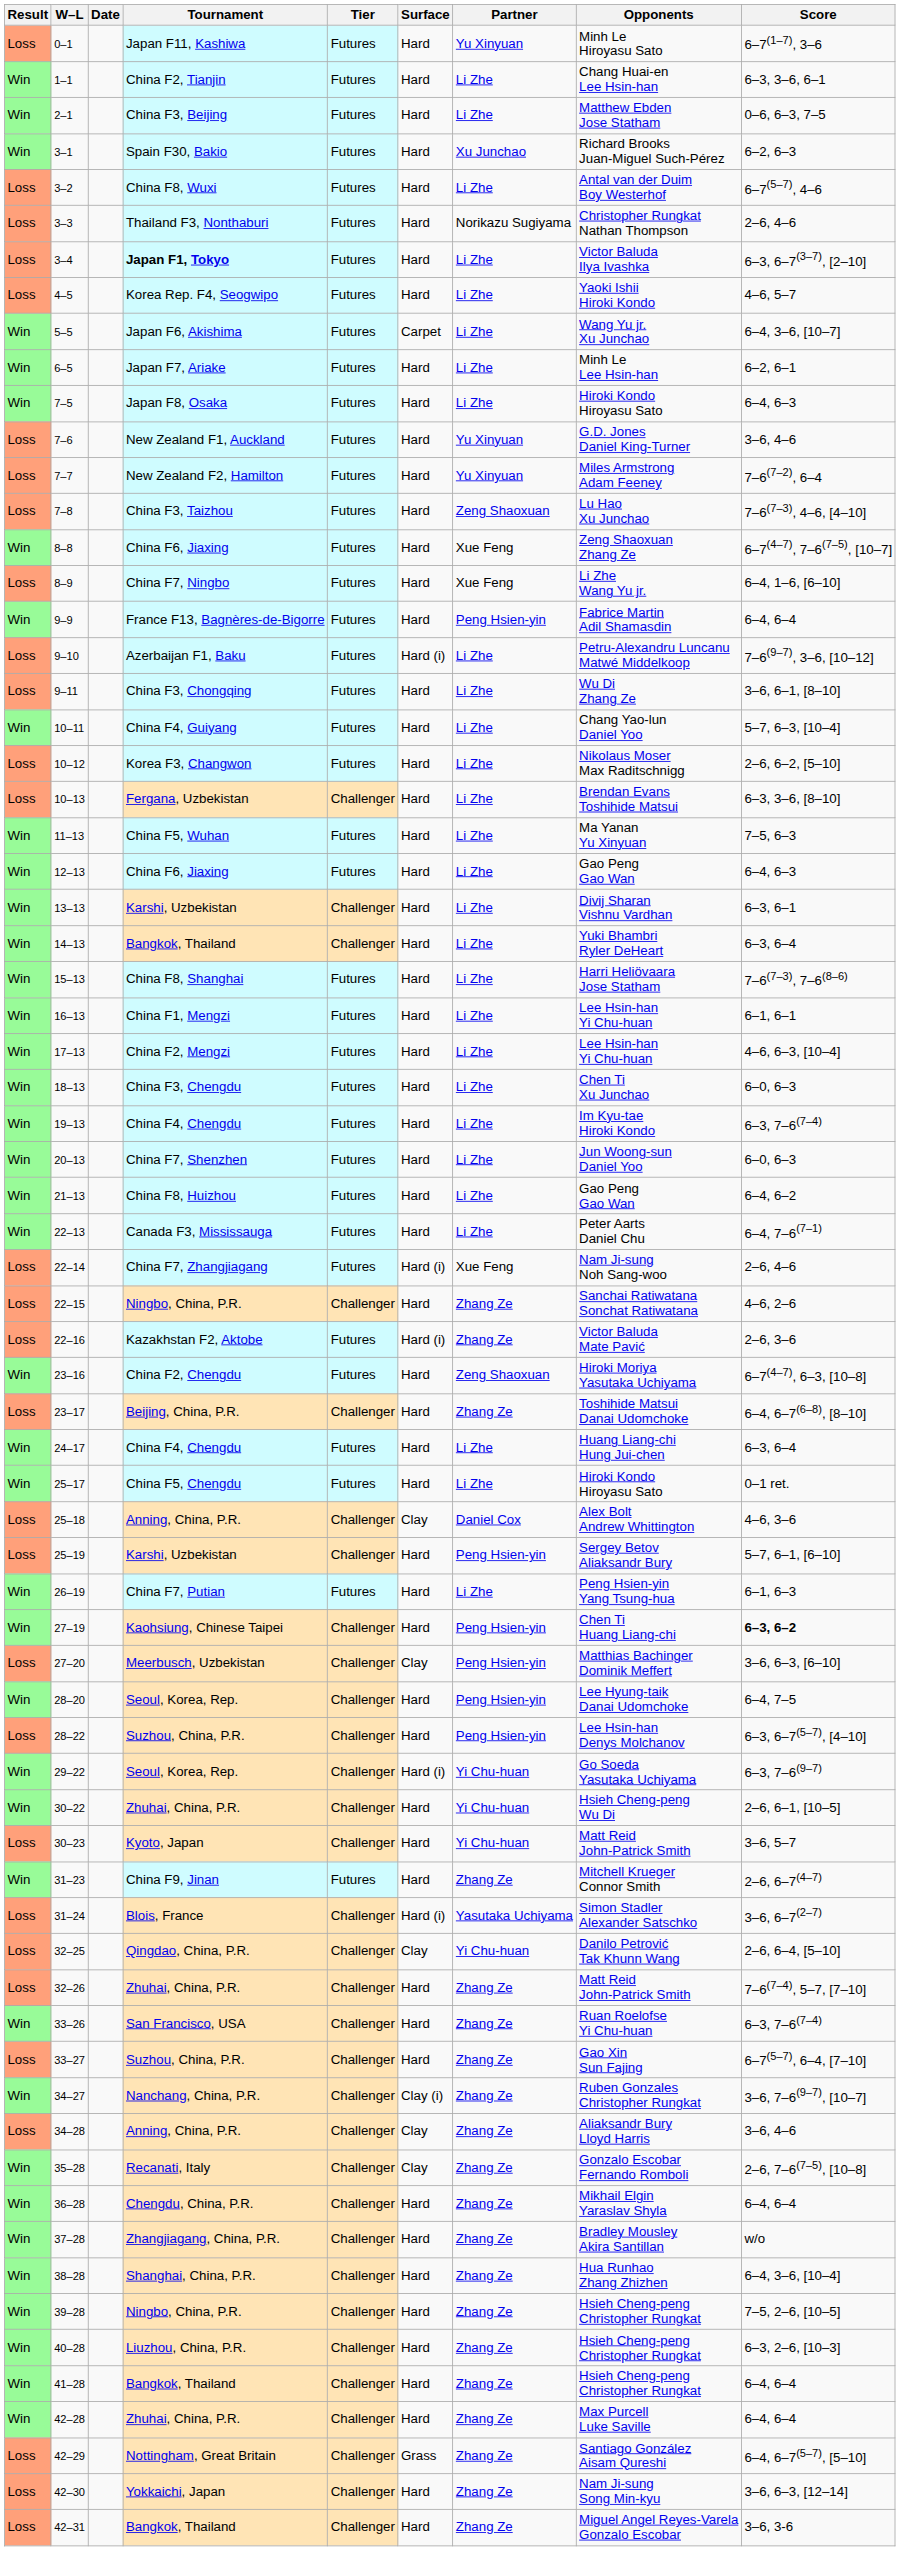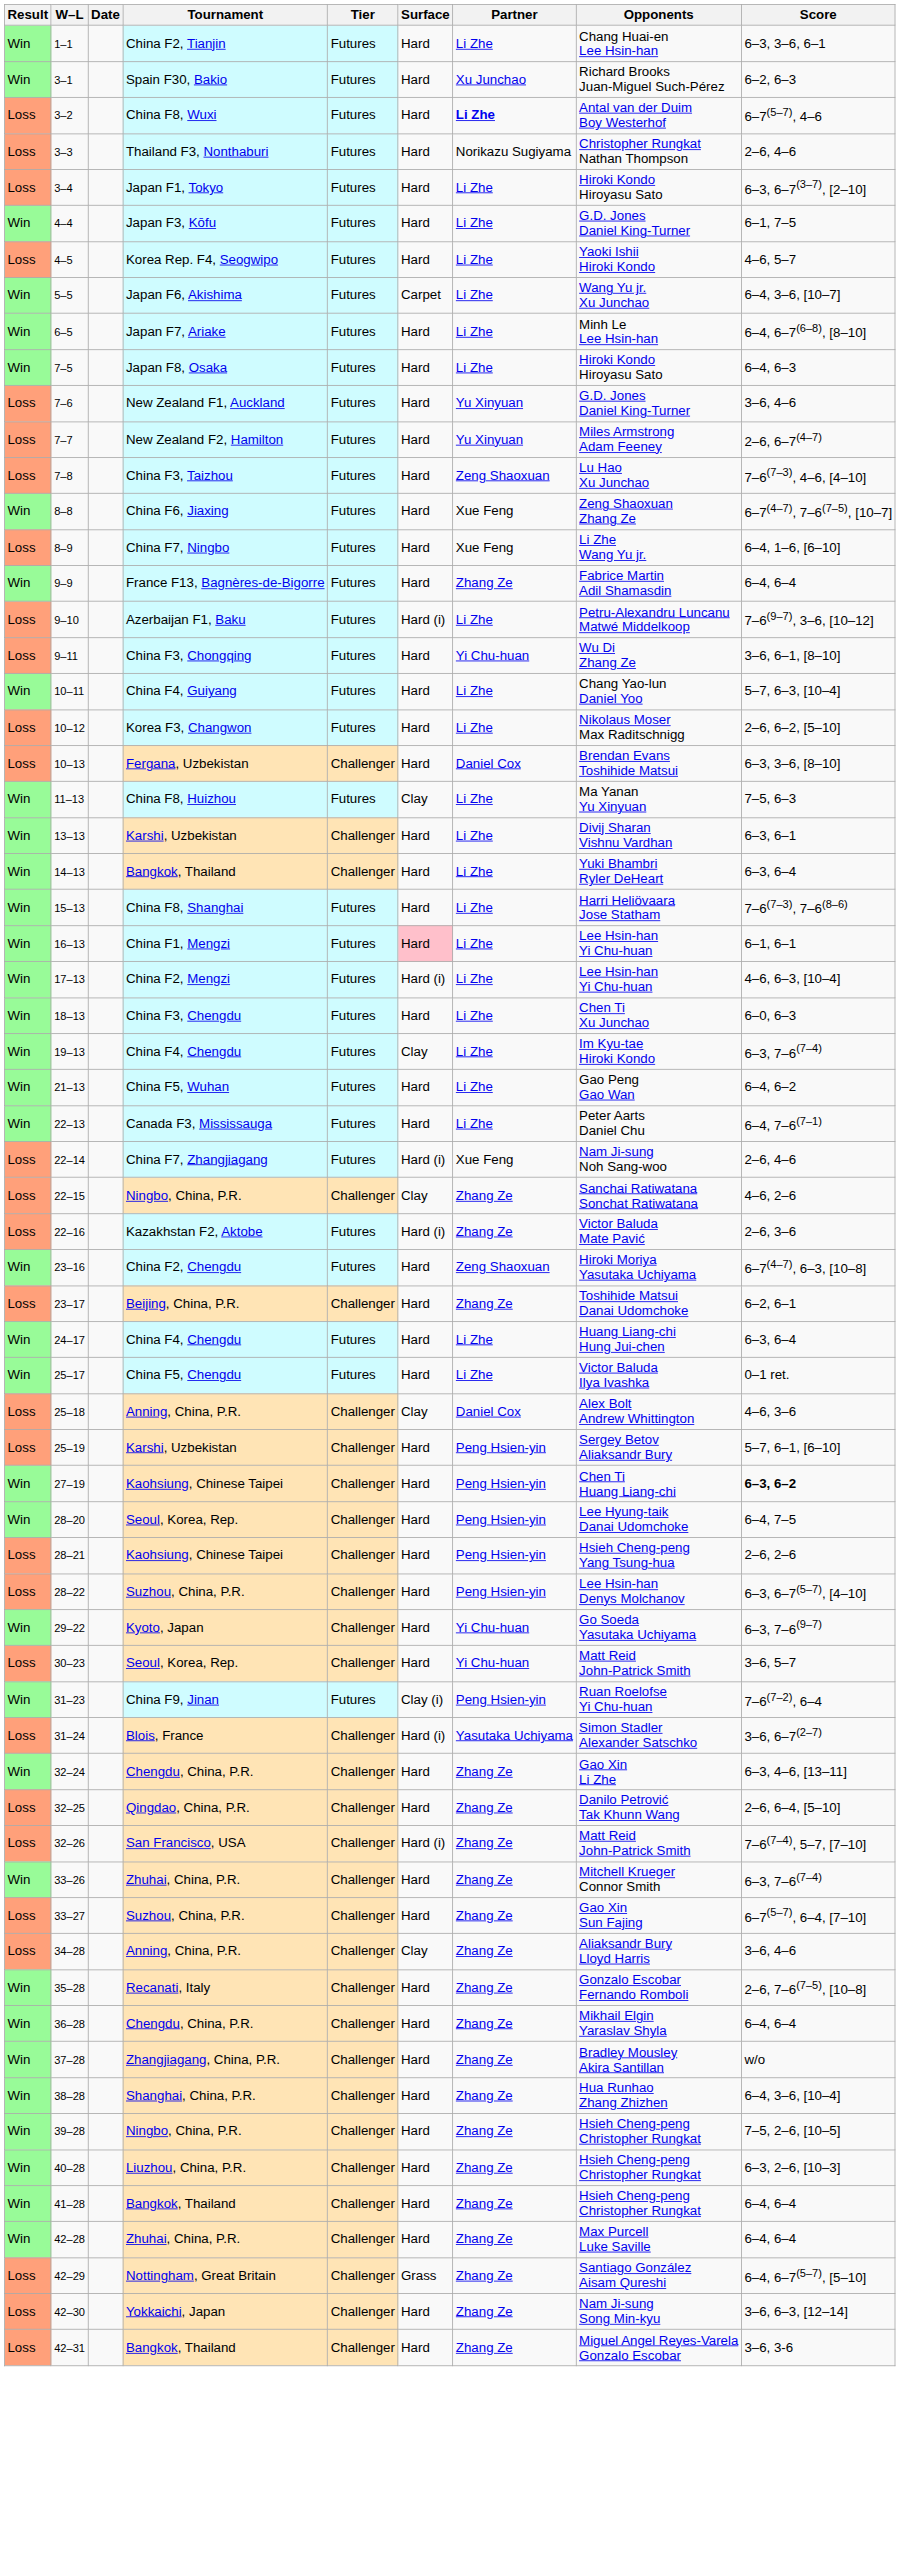- row: (63, 44)
- row: (63, 116)
(474, 187) normal -> (475, 115) bold
(178, 259) bold -> (175, 187) normal
(618, 259) Victor Baluda Ilya Ivashka -> (621, 187) Hiroki Kondo Hiroyasu Sato
+ row: (63, 224)
(770, 367) 6–2, 6–1 -> (805, 331) 6–4, 6–7(6–8), [8–10]
(783, 475) 7–6(7–2), 6–4 -> (783, 439) 2–6, 6–7(4–7)
(501, 619) Peng Hsien-yin -> (484, 583) Zhang Ze
(474, 691) Li Zhe -> (493, 655) Yi Chu-huan
(474, 799) Li Zhe -> (488, 763) Daniel Cox
(178, 835) China F5, Wuhan -> (181, 799) China F8, Huizhou
(415, 835) Hard -> (414, 799) Clay
- row: (70, 872)
(415, 1015) no background -> (415, 943) pink background
(415, 1051) Hard -> (423, 979) Hard (i)
(415, 1123) Hard -> (414, 1051) Clay
- row: (70, 1160)
(181, 1195) China F8, Huizhou -> (178, 1087) China F5, Wuhan
(415, 1303) Hard -> (414, 1195) Clay
(805, 1411) 6–4, 6–7(6–8), [8–10] -> (770, 1303) 6–2, 6–1
(621, 1483) Hiroki Kondo Hiroyasu Sato -> (618, 1375) Victor Baluda Ilya Ivashka
- row: (70, 1592)
- row: (70, 1664)
+ row: (70, 1556)
(182, 1771) Seoul, Korea, Rep. -> (165, 1627) Kyoto, Japan
(423, 1771) Hard (i) -> (415, 1627) Hard
- row: (70, 1808)
(165, 1843) Kyoto, Japan -> (182, 1663) Seoul, Korea, Rep.
(415, 1879) Hard -> (422, 1699) Clay (i)
(484, 1879) Zhang Ze -> (501, 1699) Peng Hsien-yin
(627, 1879) Mitchell Krueger Connor Smith -> (623, 1699) Ruan Roelofse Yi Chu-huan
(783, 1879) 2–6, 6–7(4–7) -> (783, 1699) 7–6(7–2), 6–4
+ row: (70, 1772)
(414, 1951) Clay -> (415, 1807) Hard
(493, 1951) Yi Chu-huan -> (484, 1807) Zhang Ze
(183, 1987) Zhuhai, China, P.R. -> (186, 1843) San Francisco, USA
(415, 1987) Hard -> (423, 1843) Hard (i)
(186, 2023) San Francisco, USA -> (183, 1879) Zhuhai, China, P.R.
(623, 2023) Ruan Roelofse Yi Chu-huan -> (627, 1879) Mitchell Krueger Connor Smith
- row: (70, 2096)
(414, 2167) Clay -> (415, 1987) Hard
